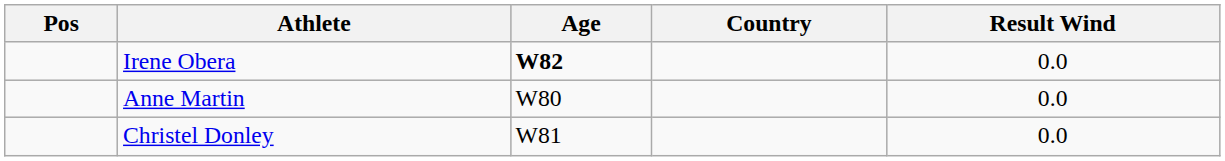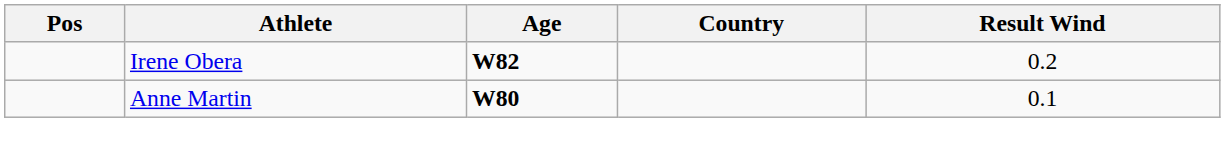(1053, 60) 0.0 -> (1042, 60) 0.2
(539, 98) normal -> (496, 98) bold
(1053, 98) 0.0 -> (1042, 98) 0.1
- row: (198, 135)
